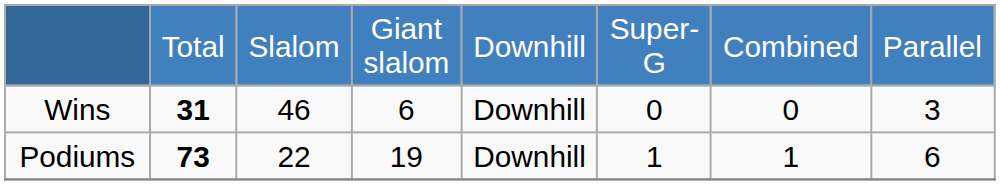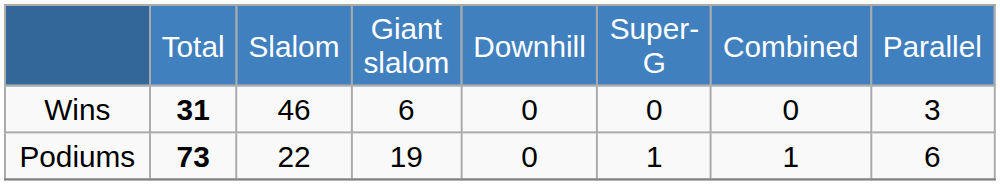(530, 109) Downhill -> (530, 109) 0
(530, 156) Downhill -> (530, 156) 0
